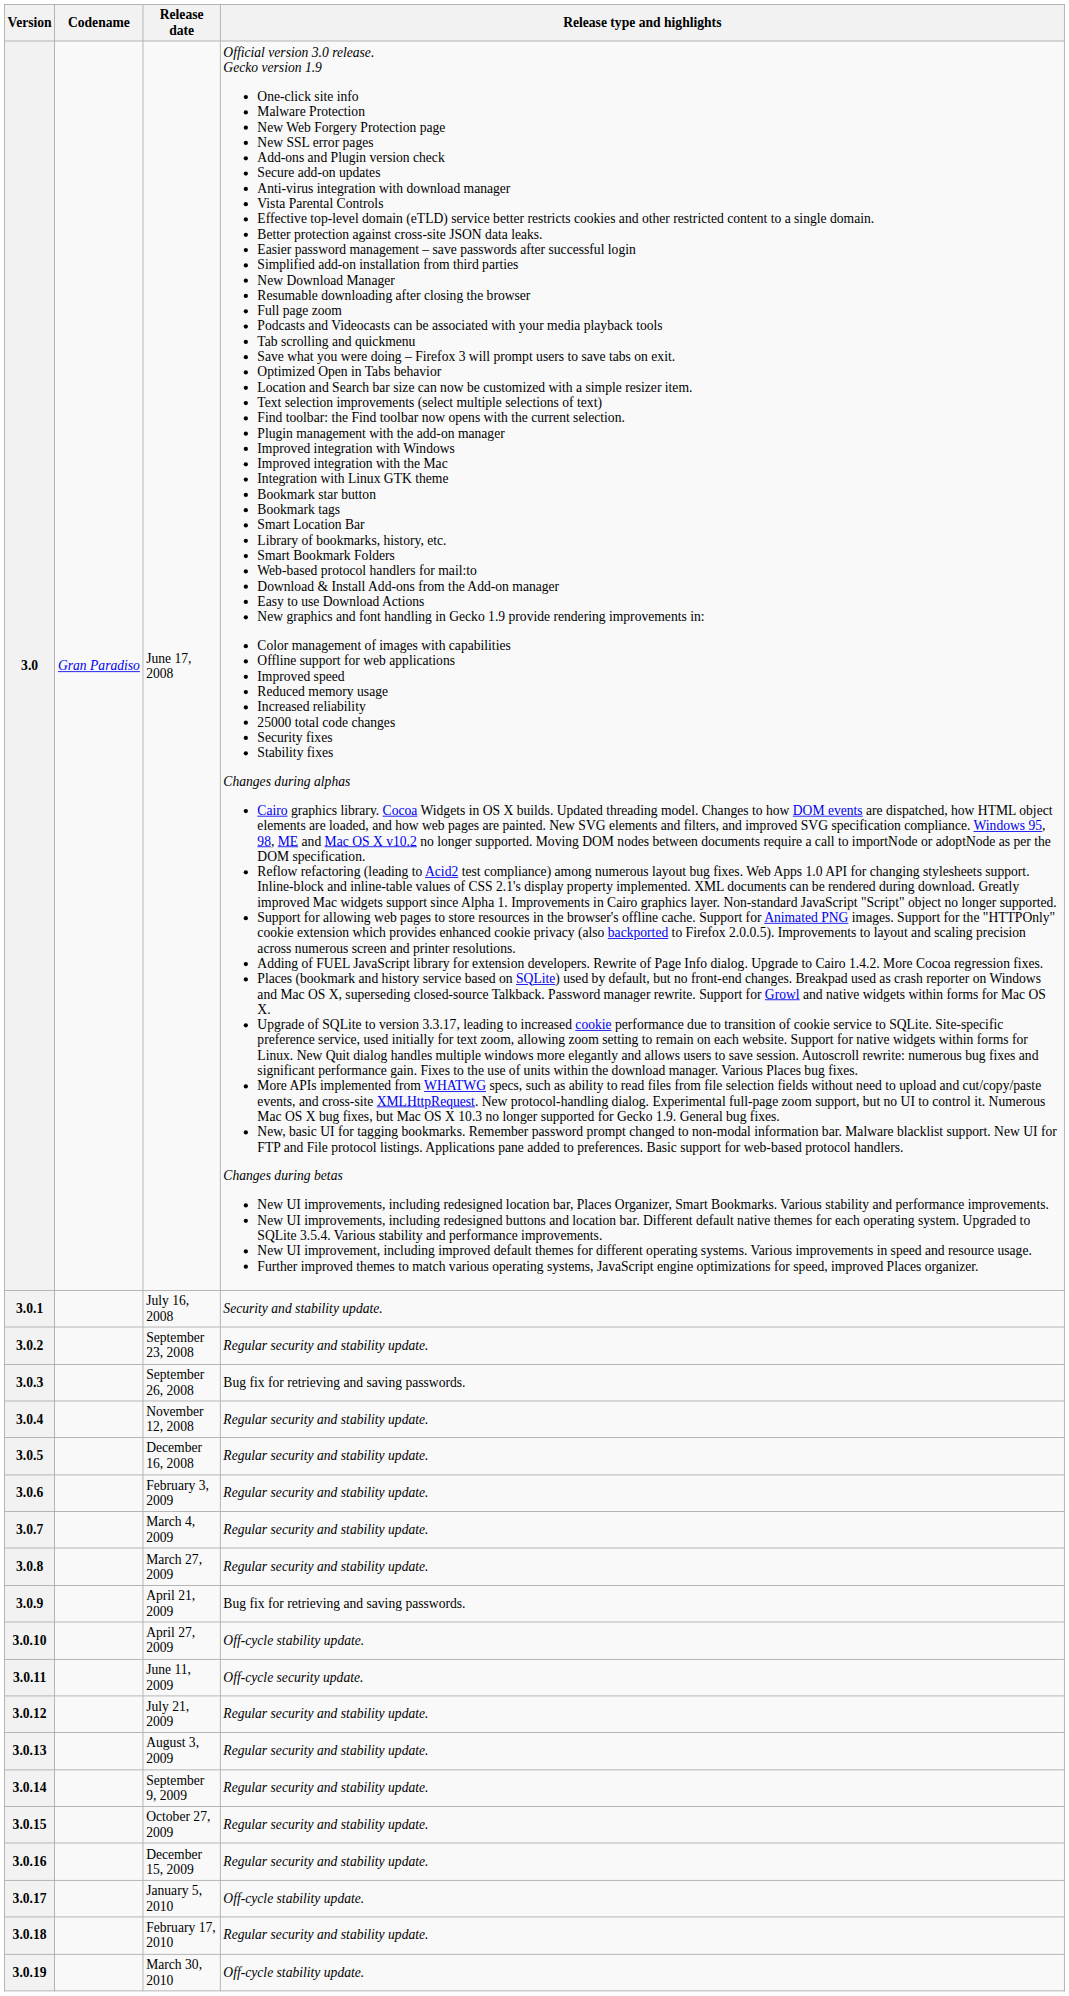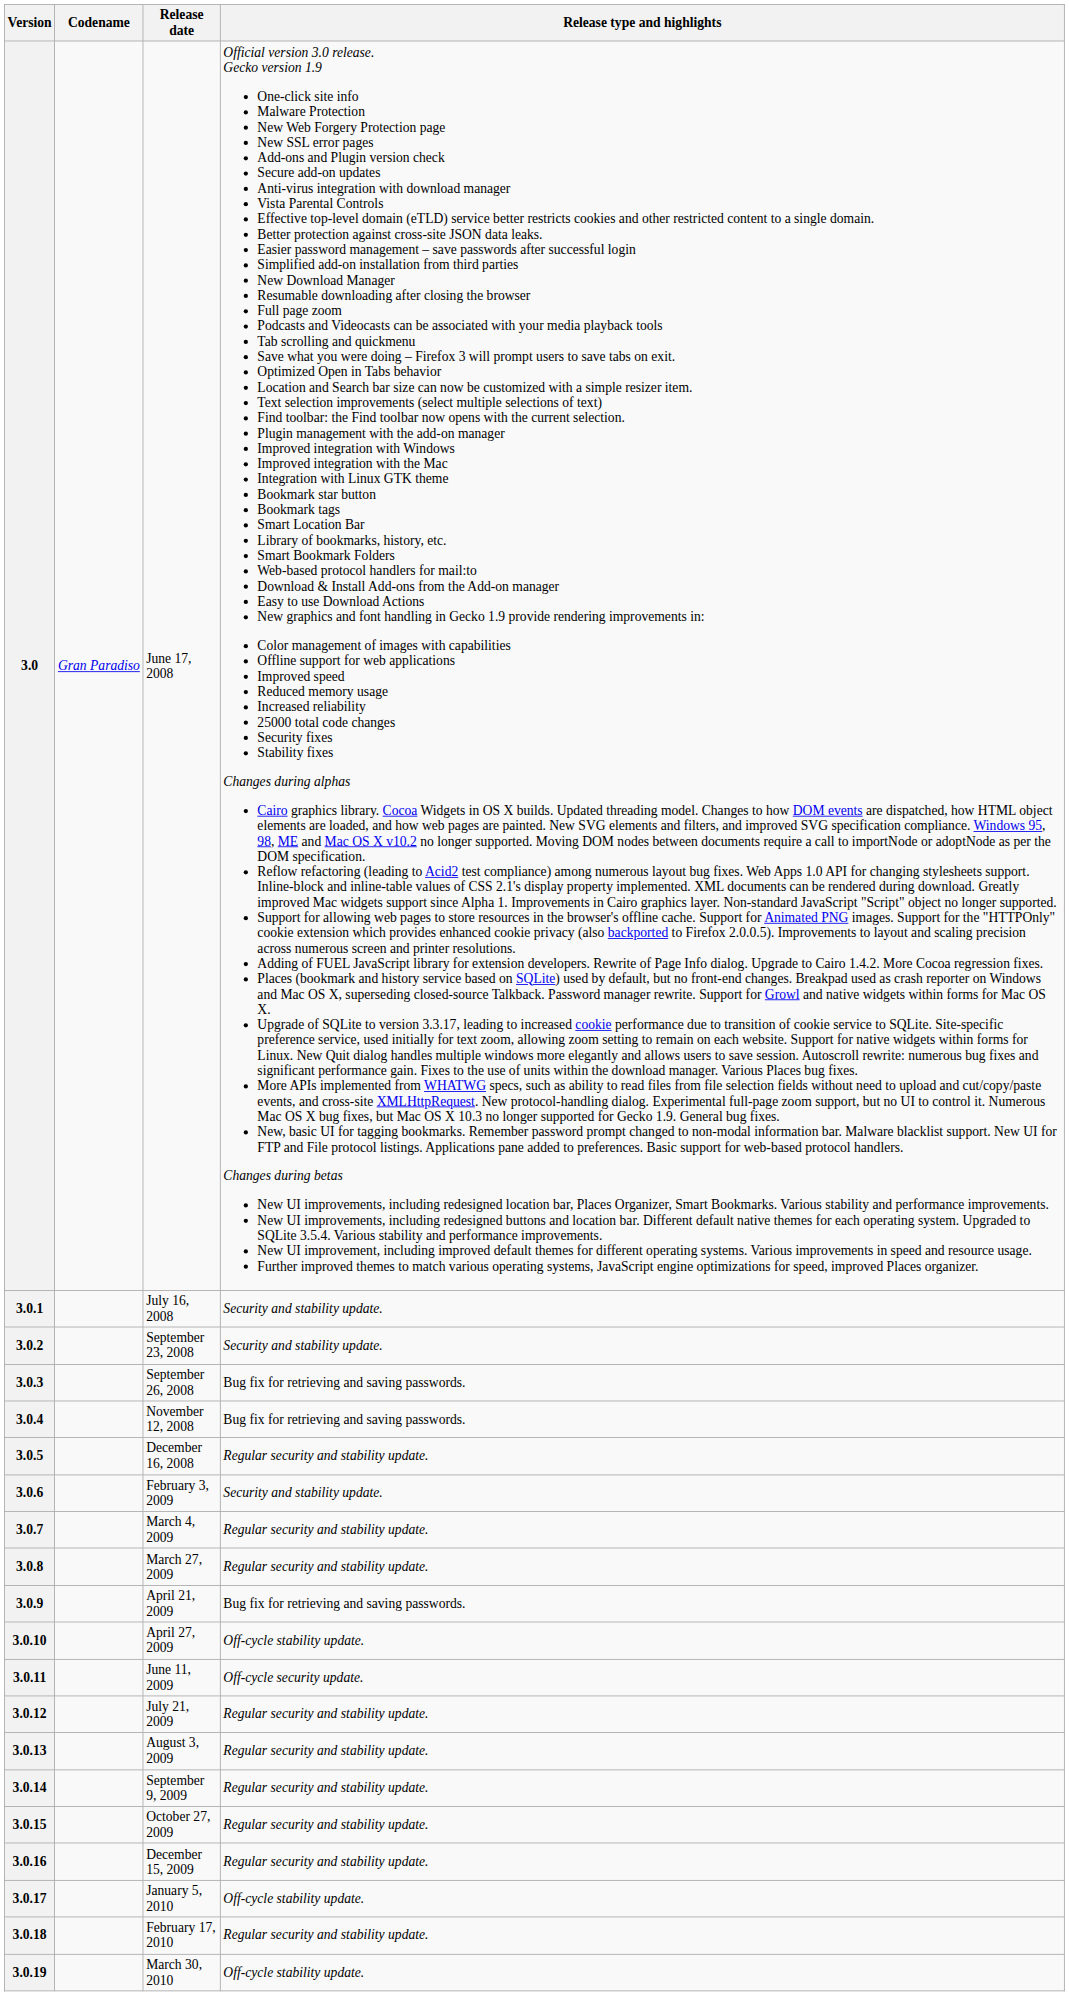(326, 1345) Regular security and stability update. -> (303, 1345) Security and stability update.
(326, 1419) Regular security and stability update. -> (344, 1419) Bug fix for retrieving and saving passwords.
(326, 1493) Regular security and stability update. -> (303, 1493) Security and stability update.
